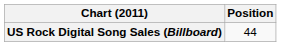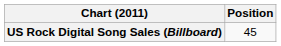(250, 32) 44 -> (250, 32) 45
